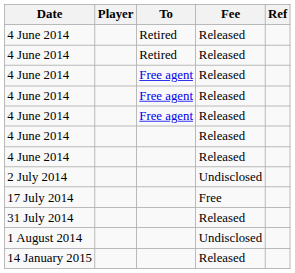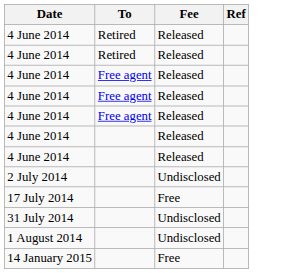- column: (116, 14)
(222, 217) Released -> (189, 217) Undisclosed
(222, 258) Released -> (169, 258) Free
